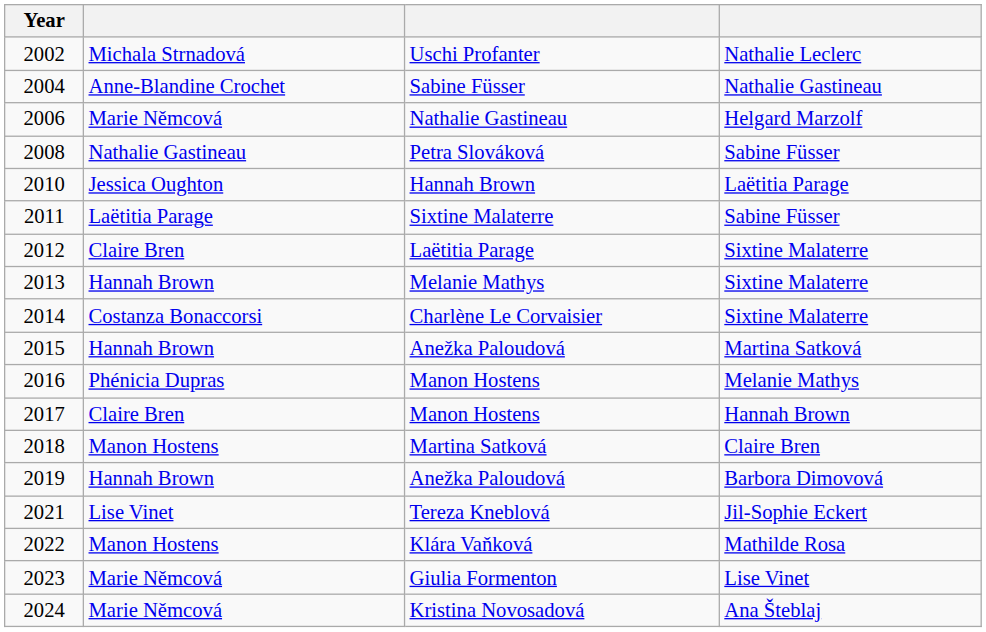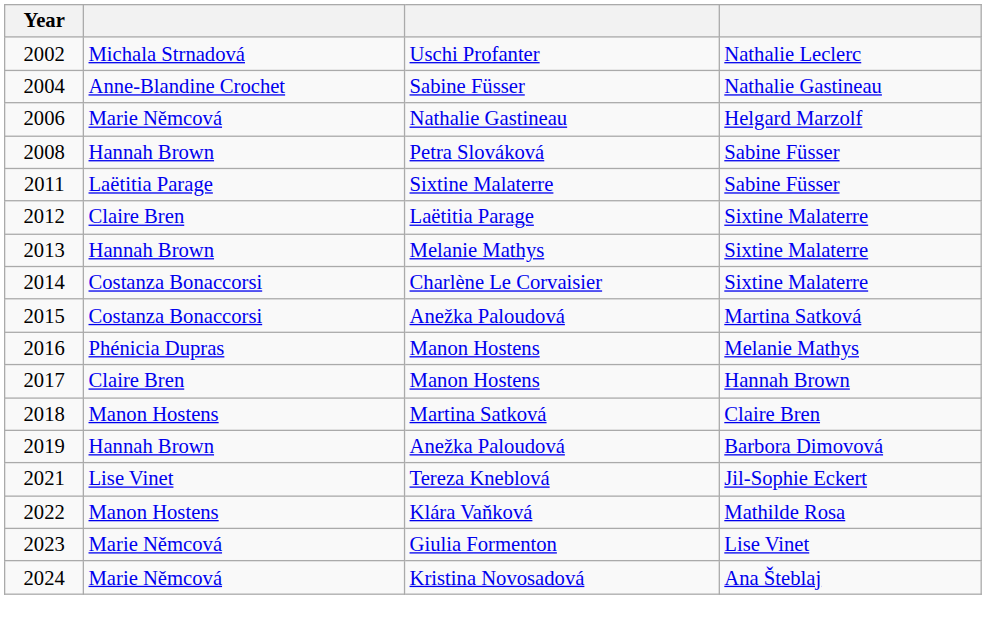(167, 151) Nathalie Gastineau -> (151, 151) Hannah Brown
- row: (44, 184)
(151, 348) Hannah Brown -> (175, 315) Costanza Bonaccorsi
